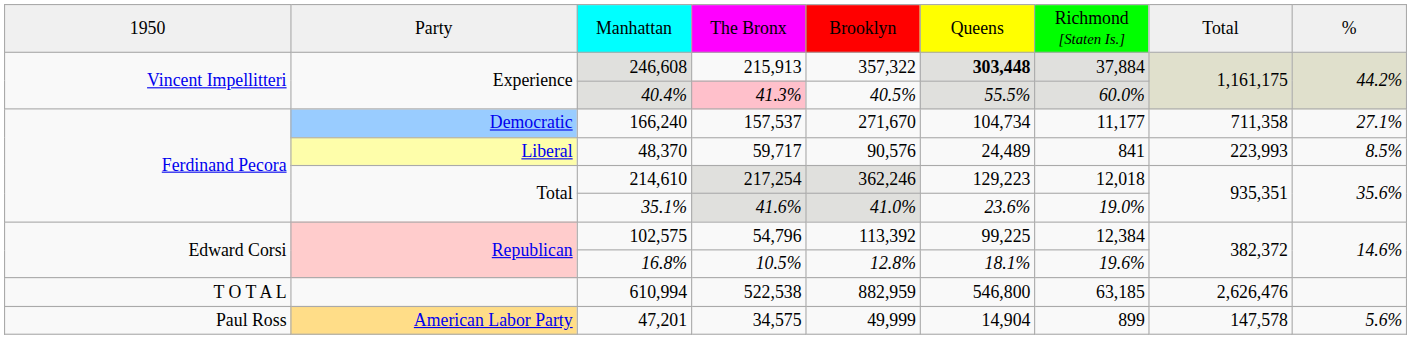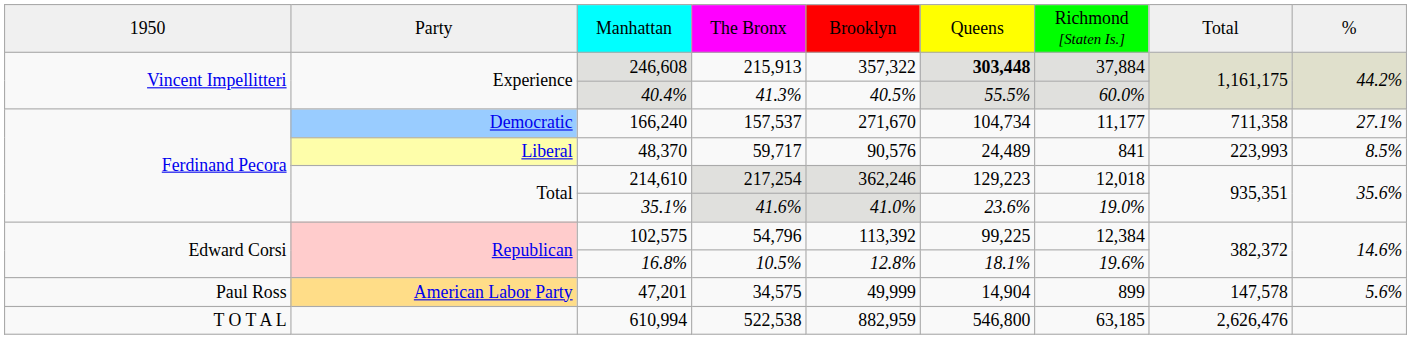(779, 94) pink background -> (779, 94) no background
rows swapped: (663, 320) <-> (658, 292)
